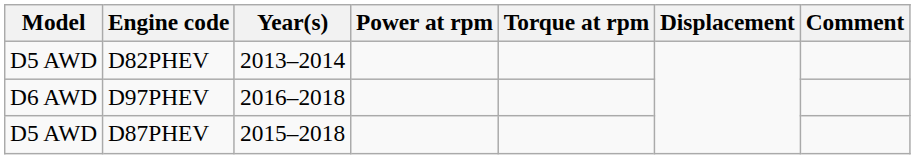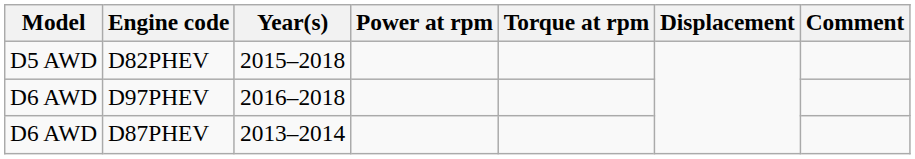(293, 60) 2013–2014 -> (293, 60) 2015–2018
(54, 134) D5 AWD -> (54, 134) D6 AWD
(293, 134) 2015–2018 -> (293, 134) 2013–2014
